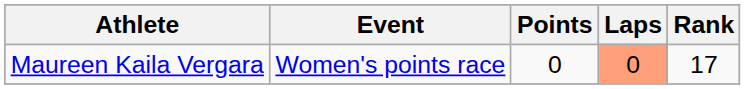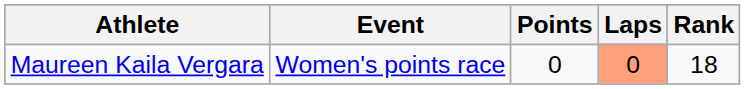(704, 64) 17 -> (704, 64) 18
